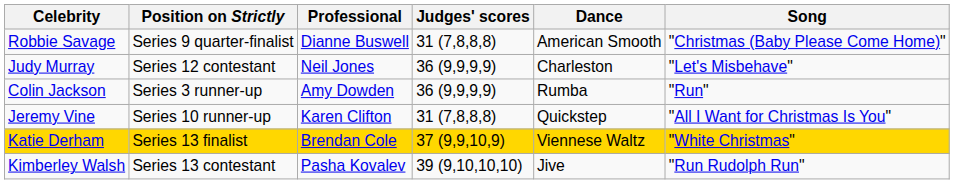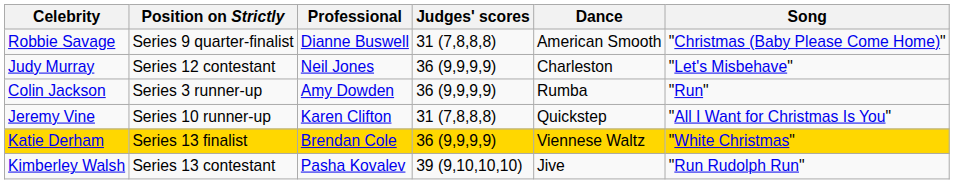(461, 141) 37 (9,9,10,9) -> (456, 141) 36 (9,9,9,9)
